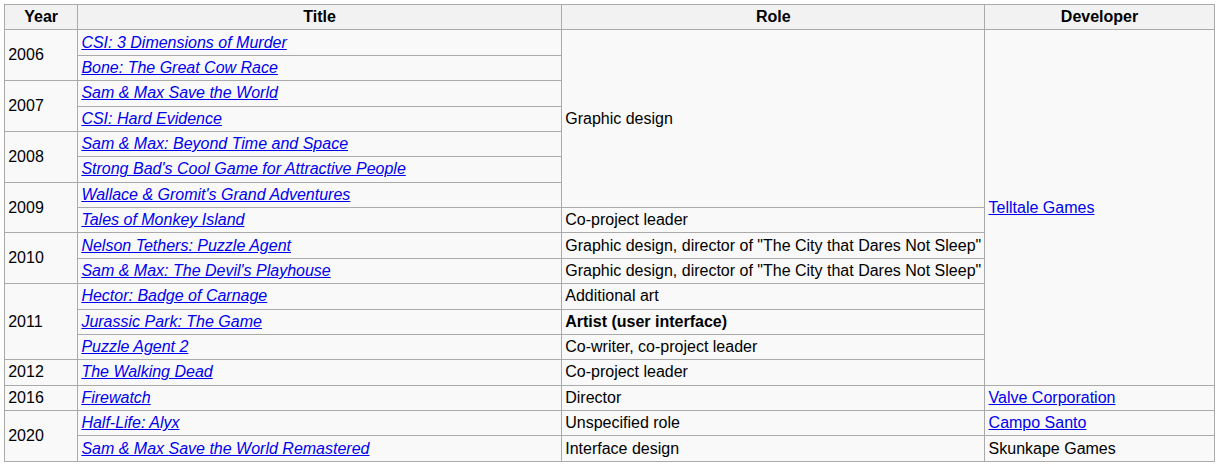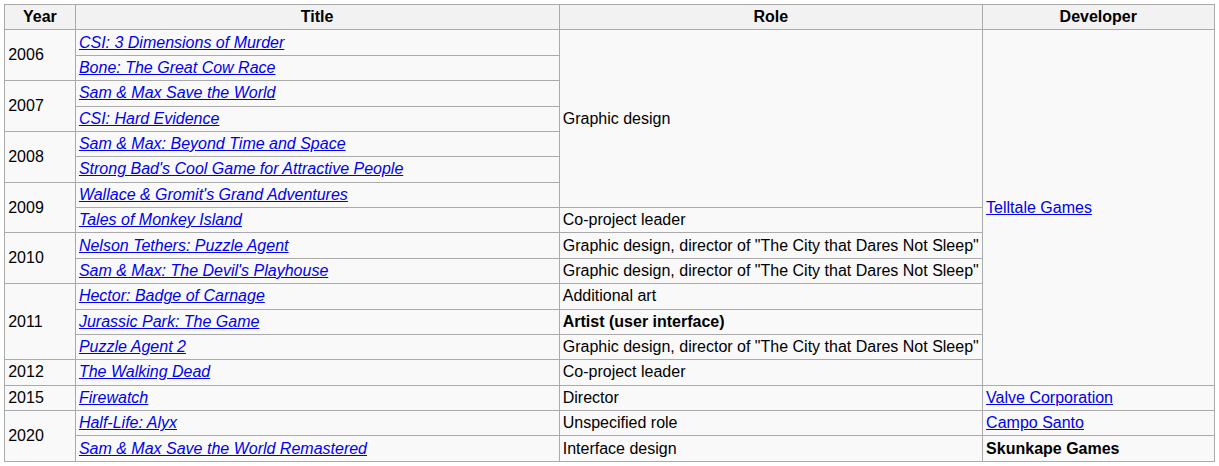(661, 347) Co-writer, co-project leader -> (771, 347) Graphic design, director of "The City that Dares Not Sleep"
(26, 397) 2016 -> (26, 397) 2015
(1052, 448) normal -> (1053, 448) bold
